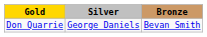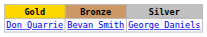columns swapped: (103, 11) <-> (172, 11)
